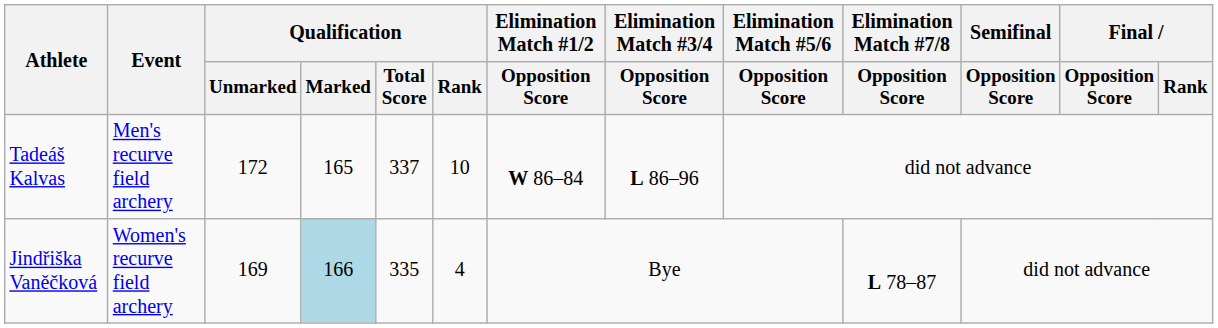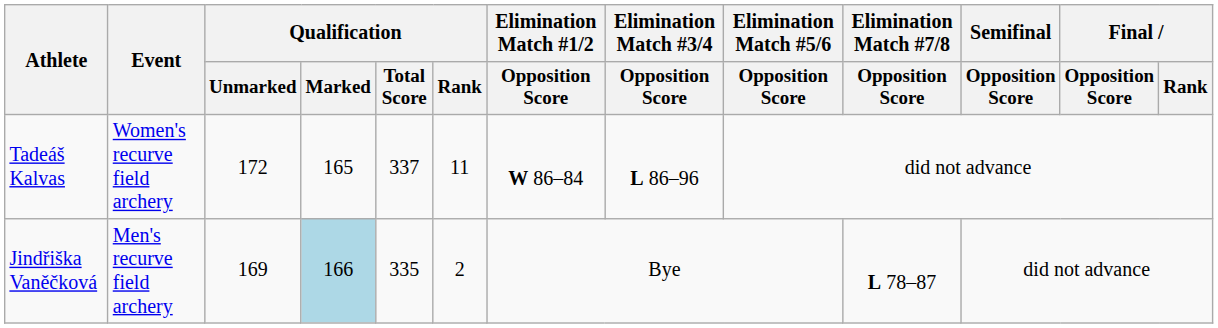(143, 166) Men's recurve field archery -> (149, 166) Women's recurve field archery
(460, 166) 10 -> (460, 166) 11
(149, 270) Women's recurve field archery -> (143, 270) Men's recurve field archery
(460, 270) 4 -> (460, 270) 2
